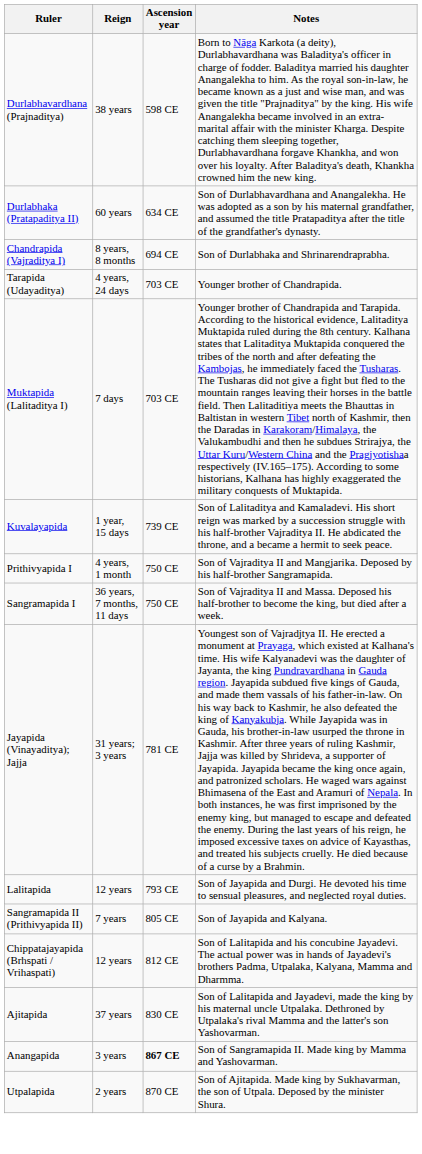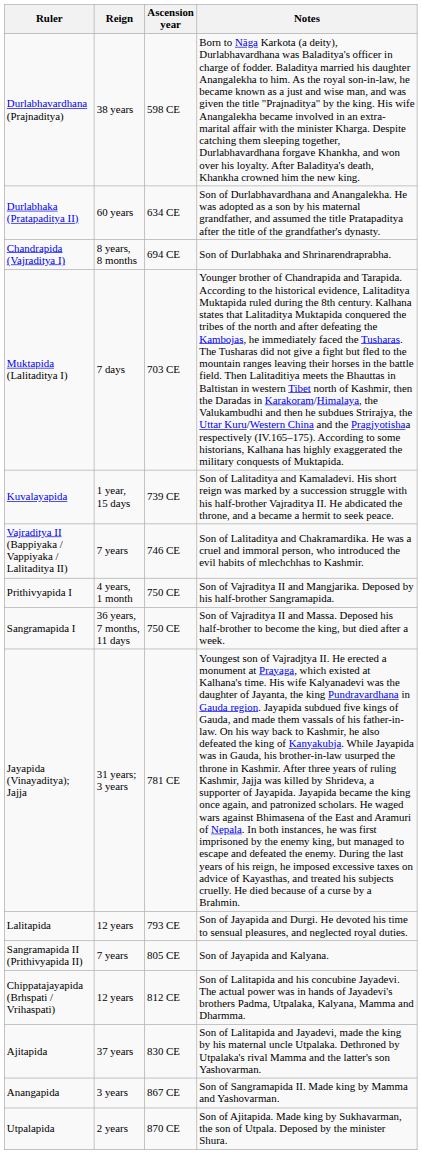- row: (36, 284)
+ row: (37, 551)
(163, 1056) bold -> (163, 1093) normal
